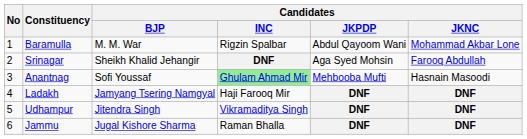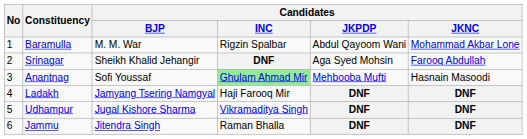(127, 110) Jitendra Singh -> (145, 110) Jugal Kishore Sharma
(145, 126) Jugal Kishore Sharma -> (127, 126) Jitendra Singh
